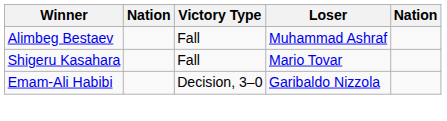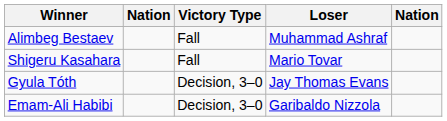+ row: (42, 82)
